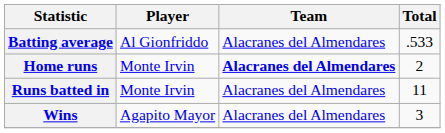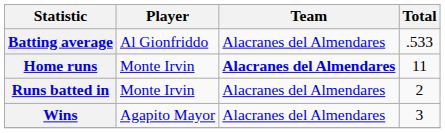(419, 66) 2 -> (419, 66) 11
(419, 90) 11 -> (419, 90) 2
